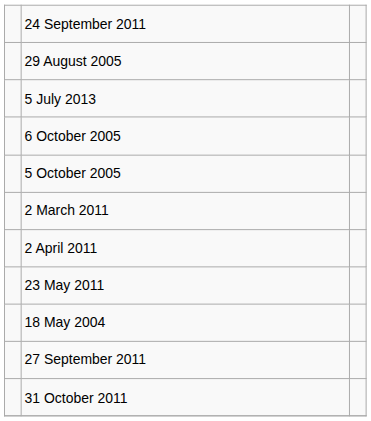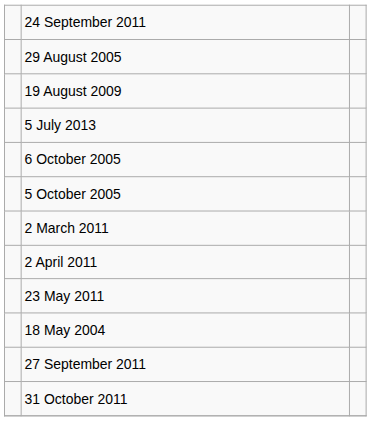+ row: (73, 91)
